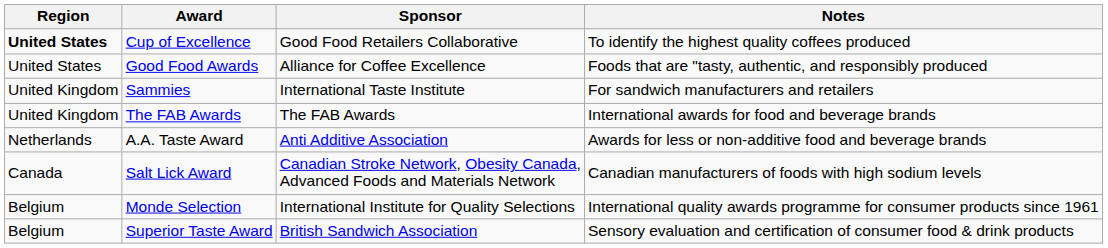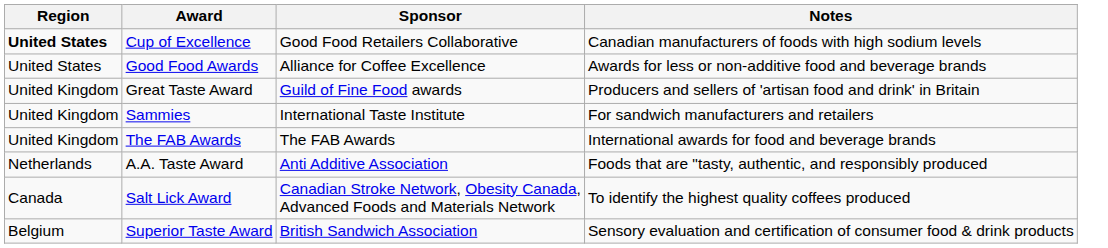(749, 41) To identify the highest quality coffees produced -> (785, 41) Canadian manufacturers of foods with high sodium levels
(788, 66) Foods that are "tasty, authentic, and responsibly produced -> (787, 66) Awards for less or non-additive food and beverage brands
+ row: (189, 90)
(787, 139) Awards for less or non-additive food and beverage brands -> (788, 164) Foods that are "tasty, authentic, and responsibly produced
(785, 173) Canadian manufacturers of foods with high sodium levels -> (749, 197) To identify the highest quality coffees produced
- row: (183, 206)
